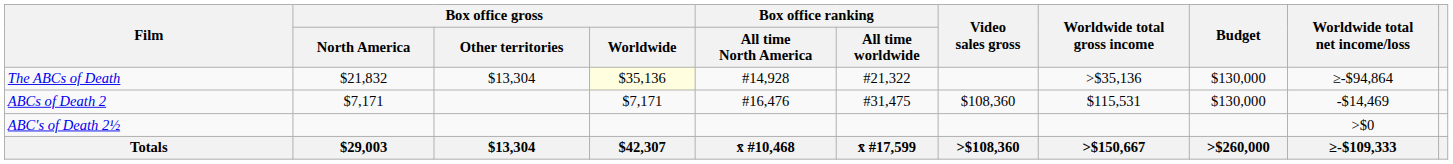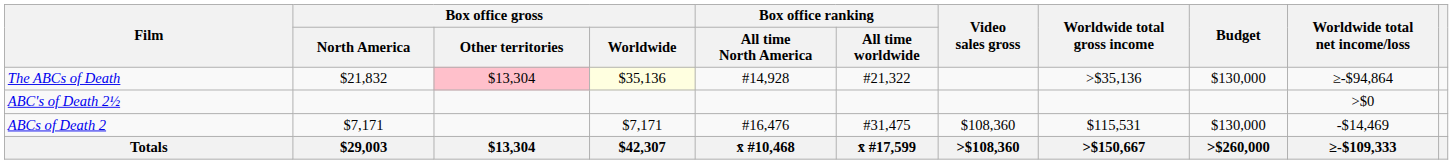(512, 78) no background -> (512, 78) pink background
rows swapped: (57, 101) <-> (64, 124)
